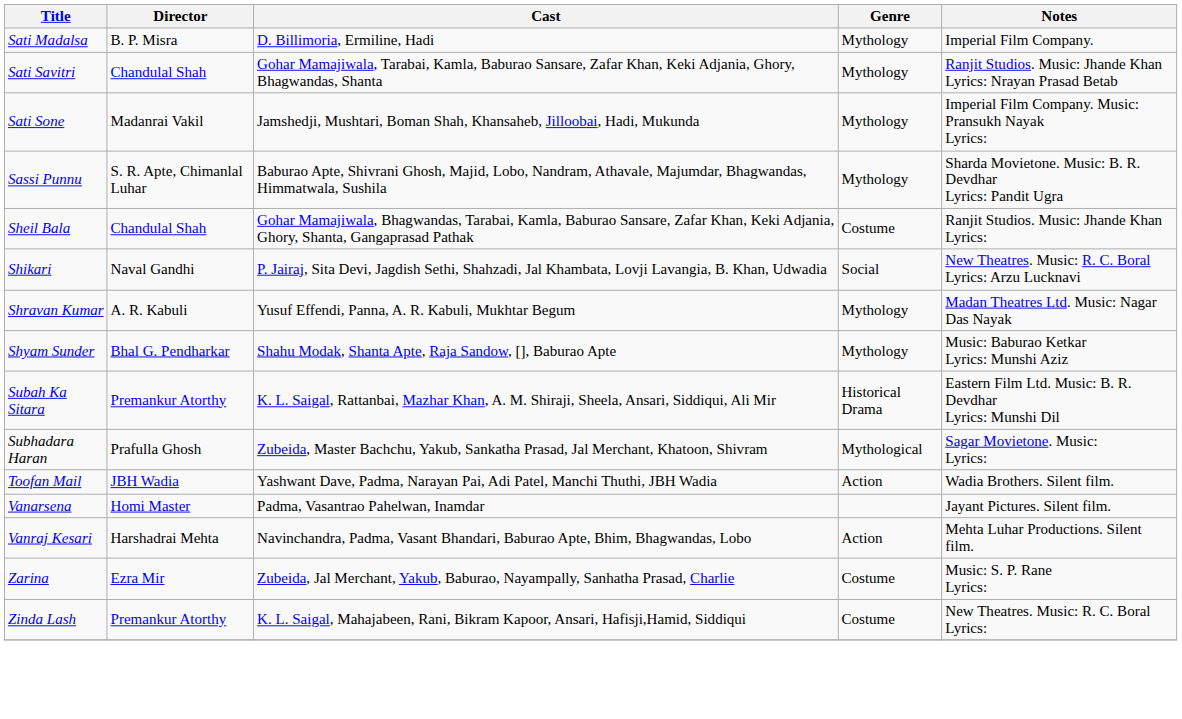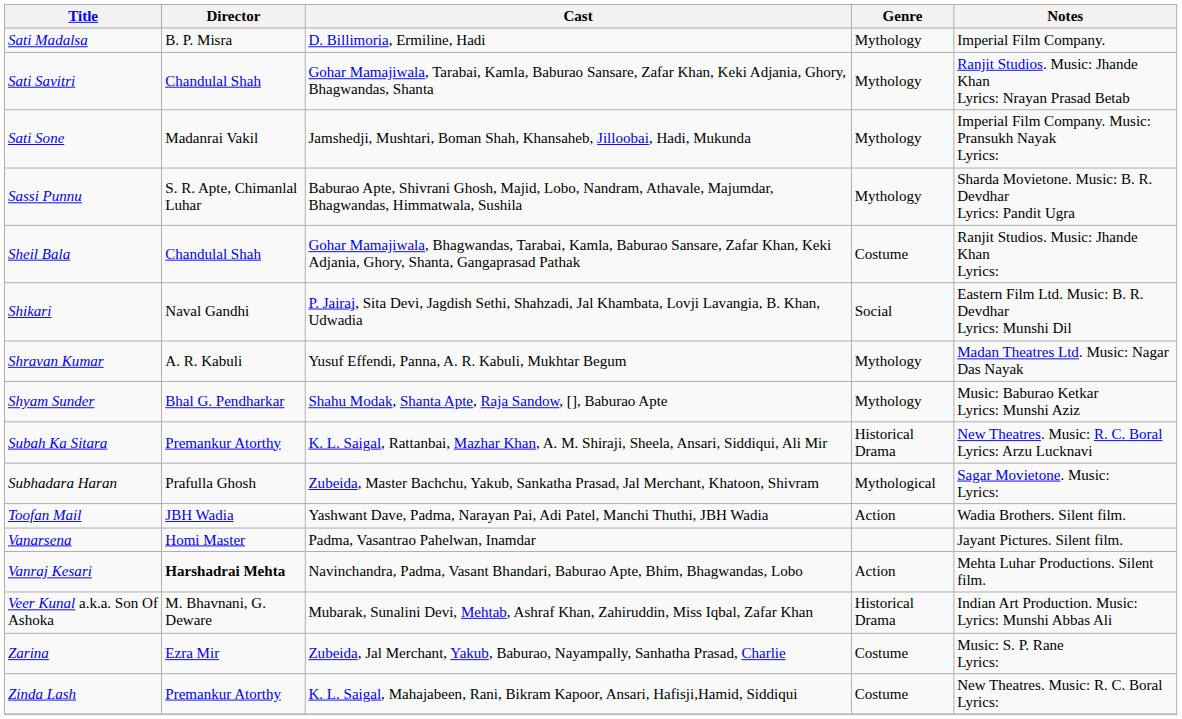(1048, 269) New Theatres. Music: R. C. Boral Lyrics: Arzu Lucknavi -> (1050, 311) Eastern Film Ltd. Music: B. R. Devdhar Lyrics: Munshi Dil
(1038, 400) Eastern Film Ltd. Music: B. R. Devdhar Lyrics: Munshi Dil -> (1060, 442) New Theatres. Music: R. C. Boral Lyrics: Arzu Lucknavi
(165, 538) normal -> (225, 571) bold
+ row: (83, 612)
